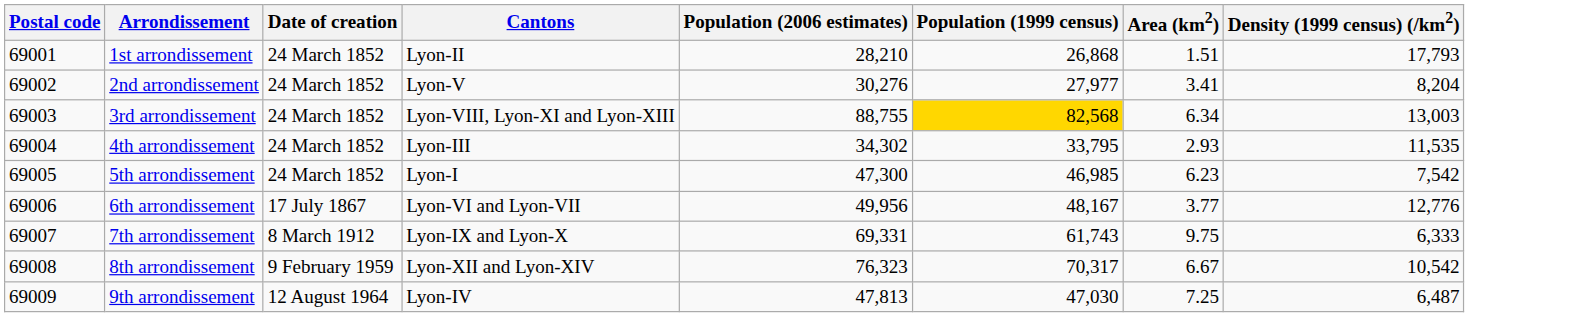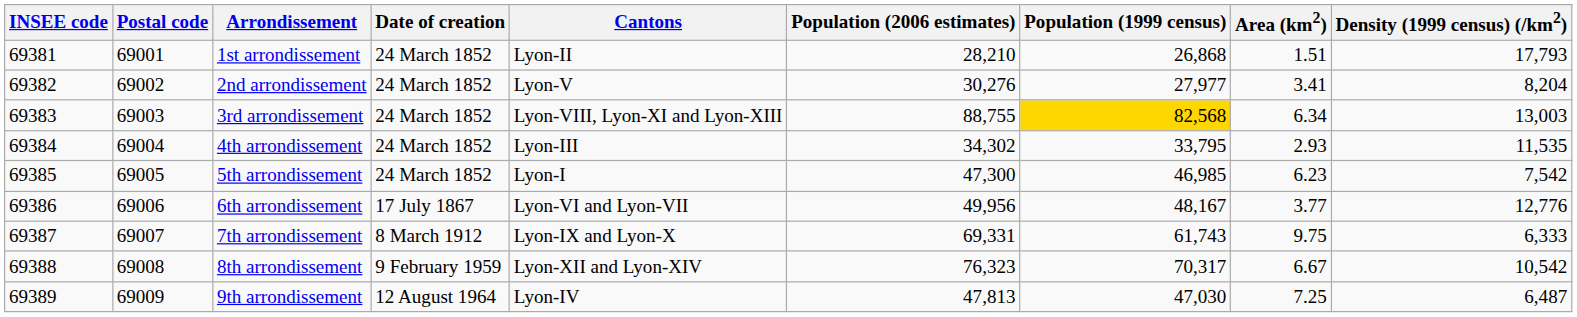+ column: (58, 22)
